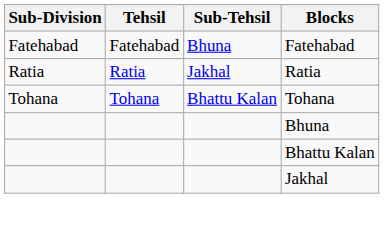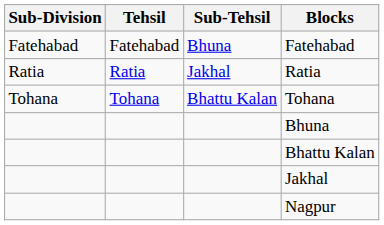+ row: (310, 206)
